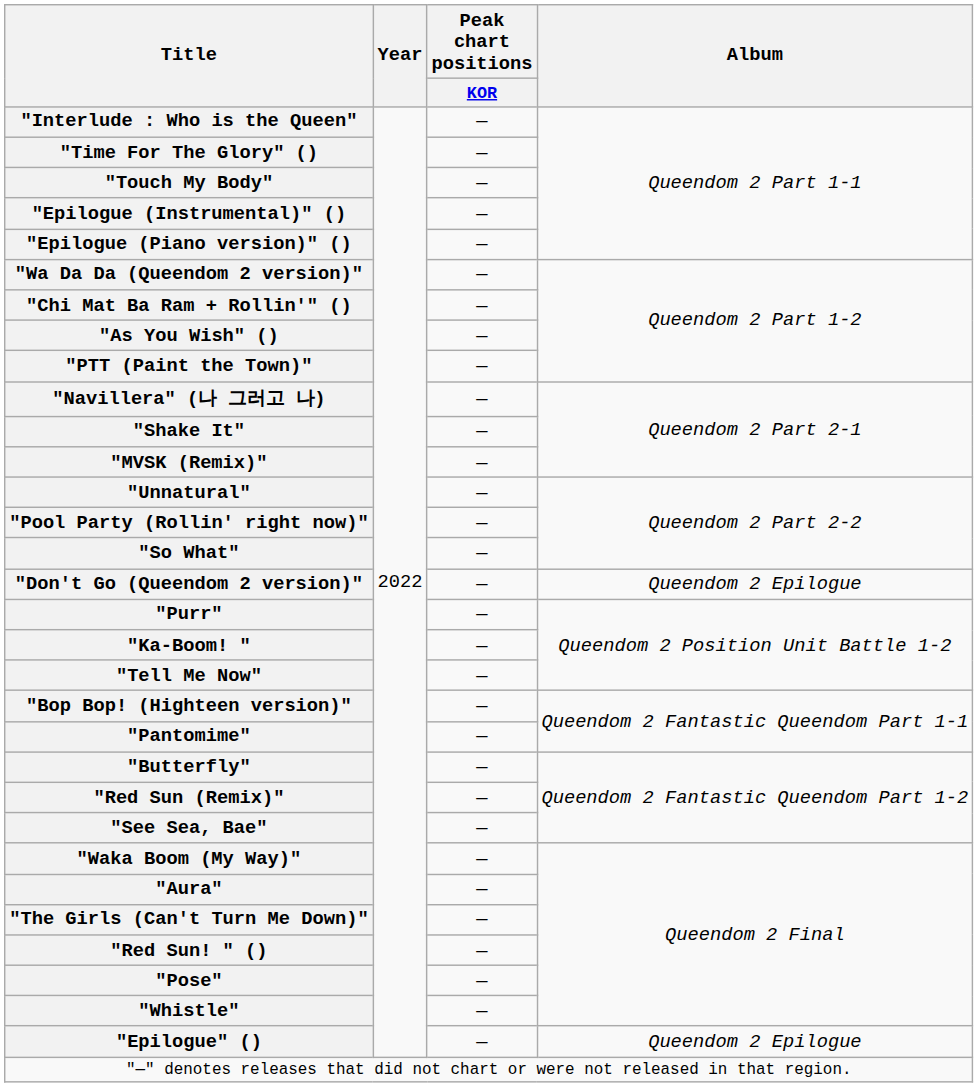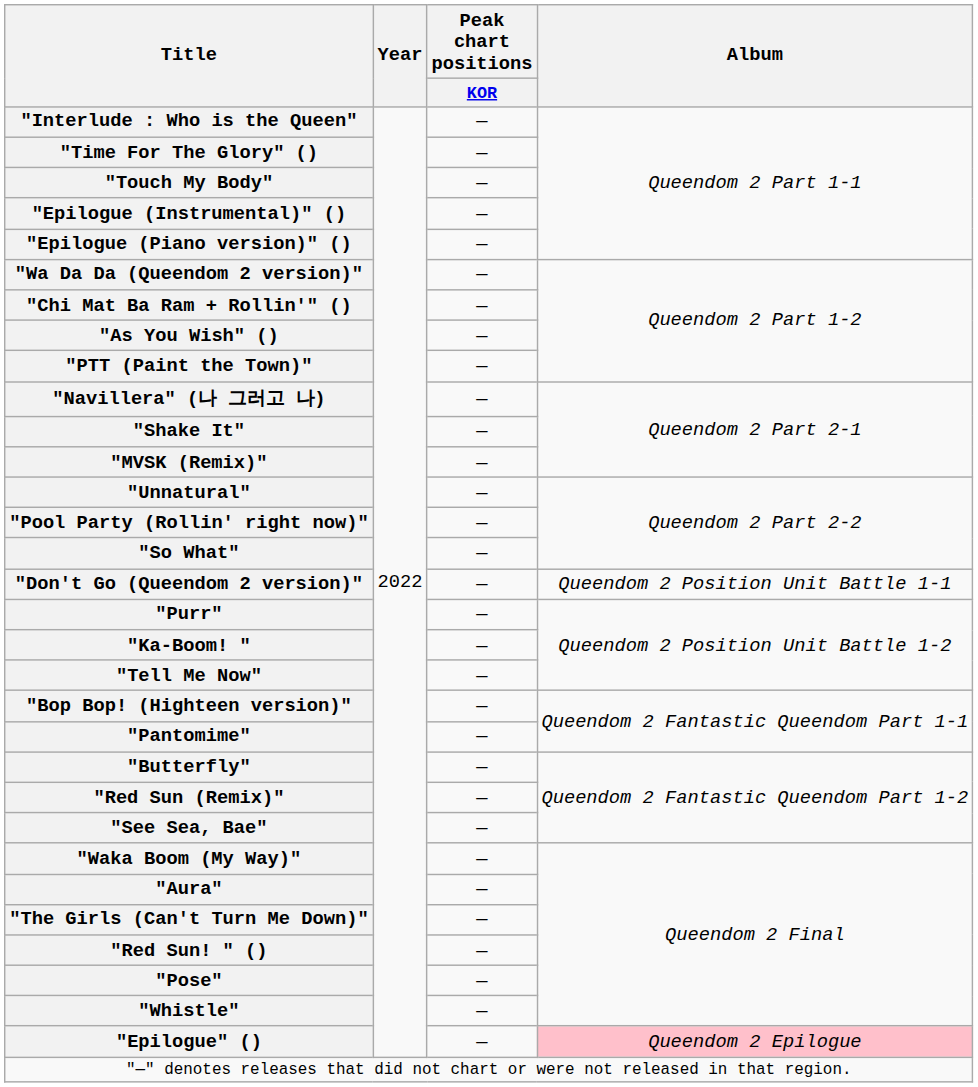(755, 584) Queendom 2 Epilogue -> (755, 584) Queendom 2 Position Unit Battle 1-1
(755, 1042) no background -> (755, 1042) pink background
